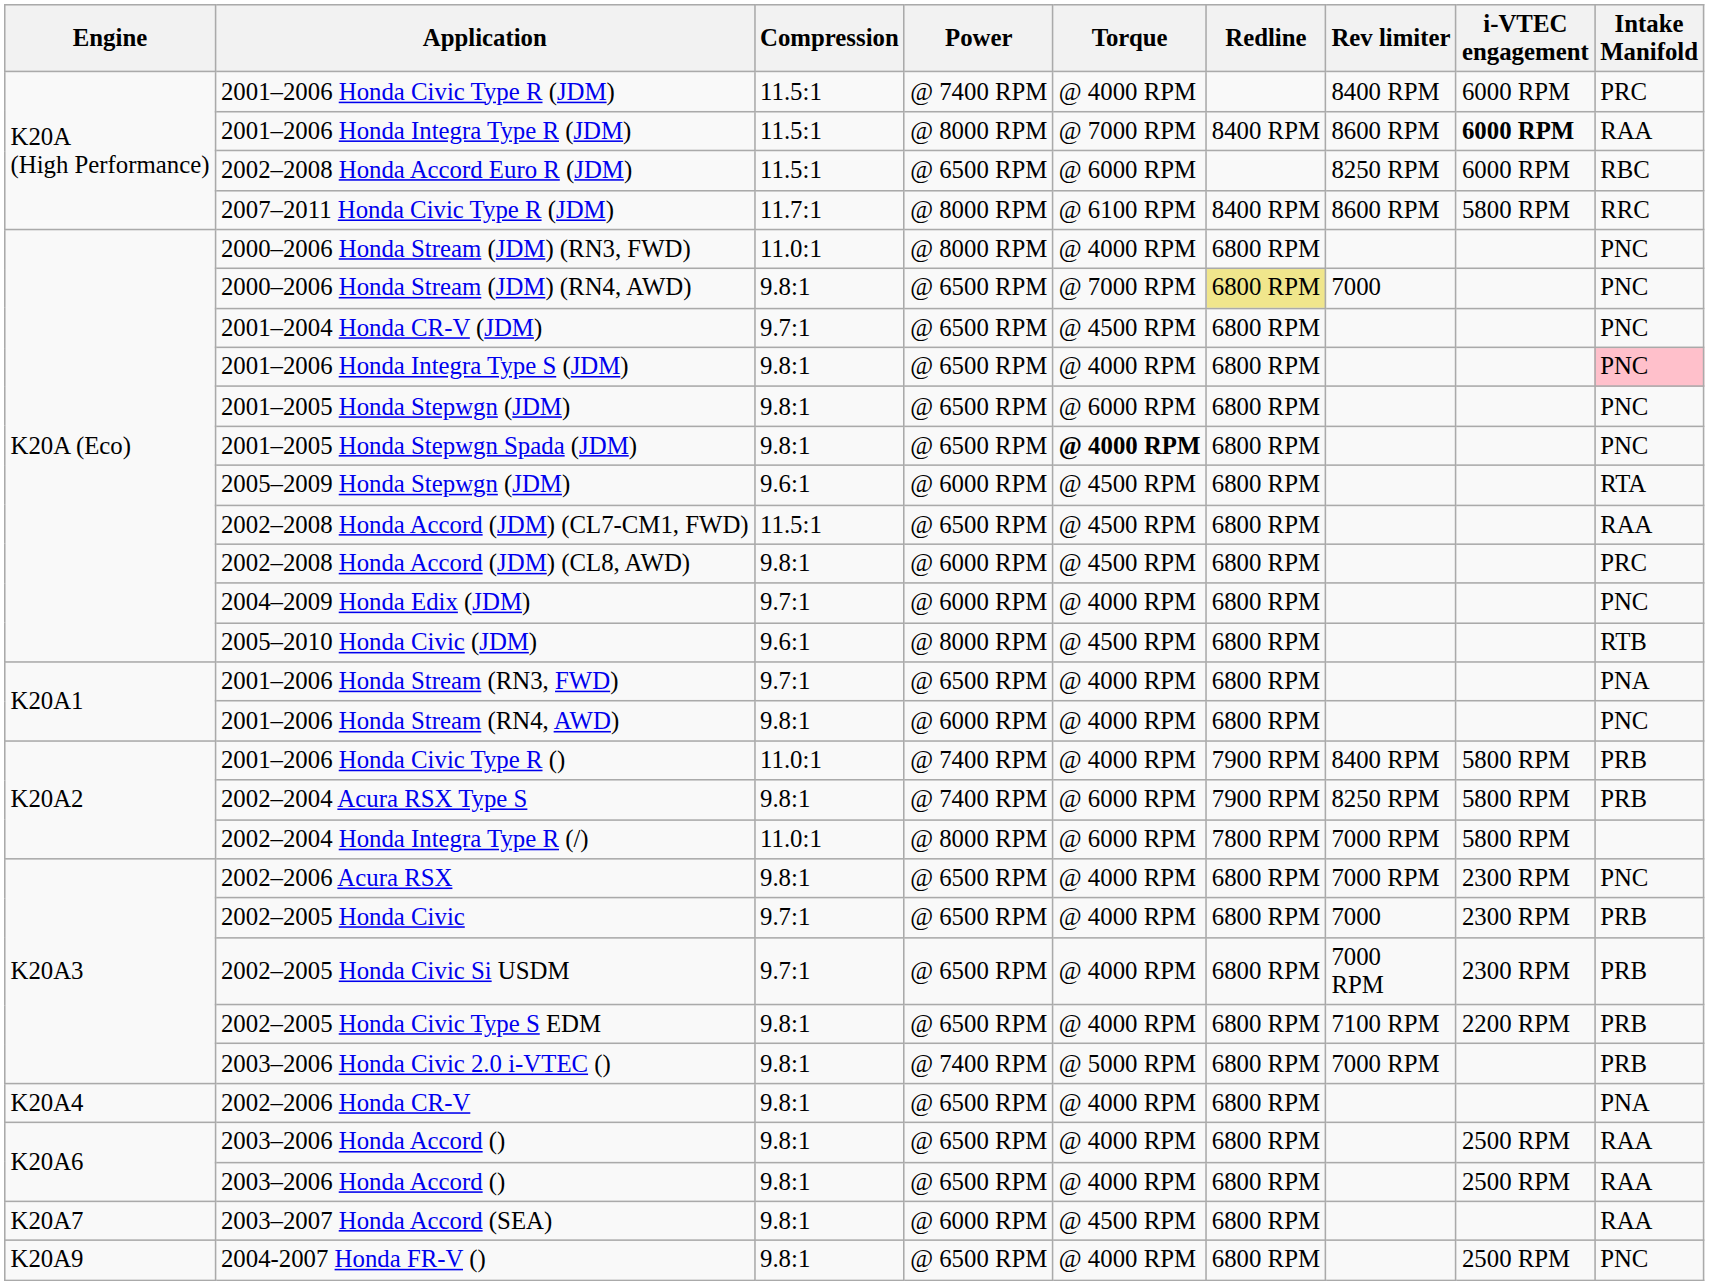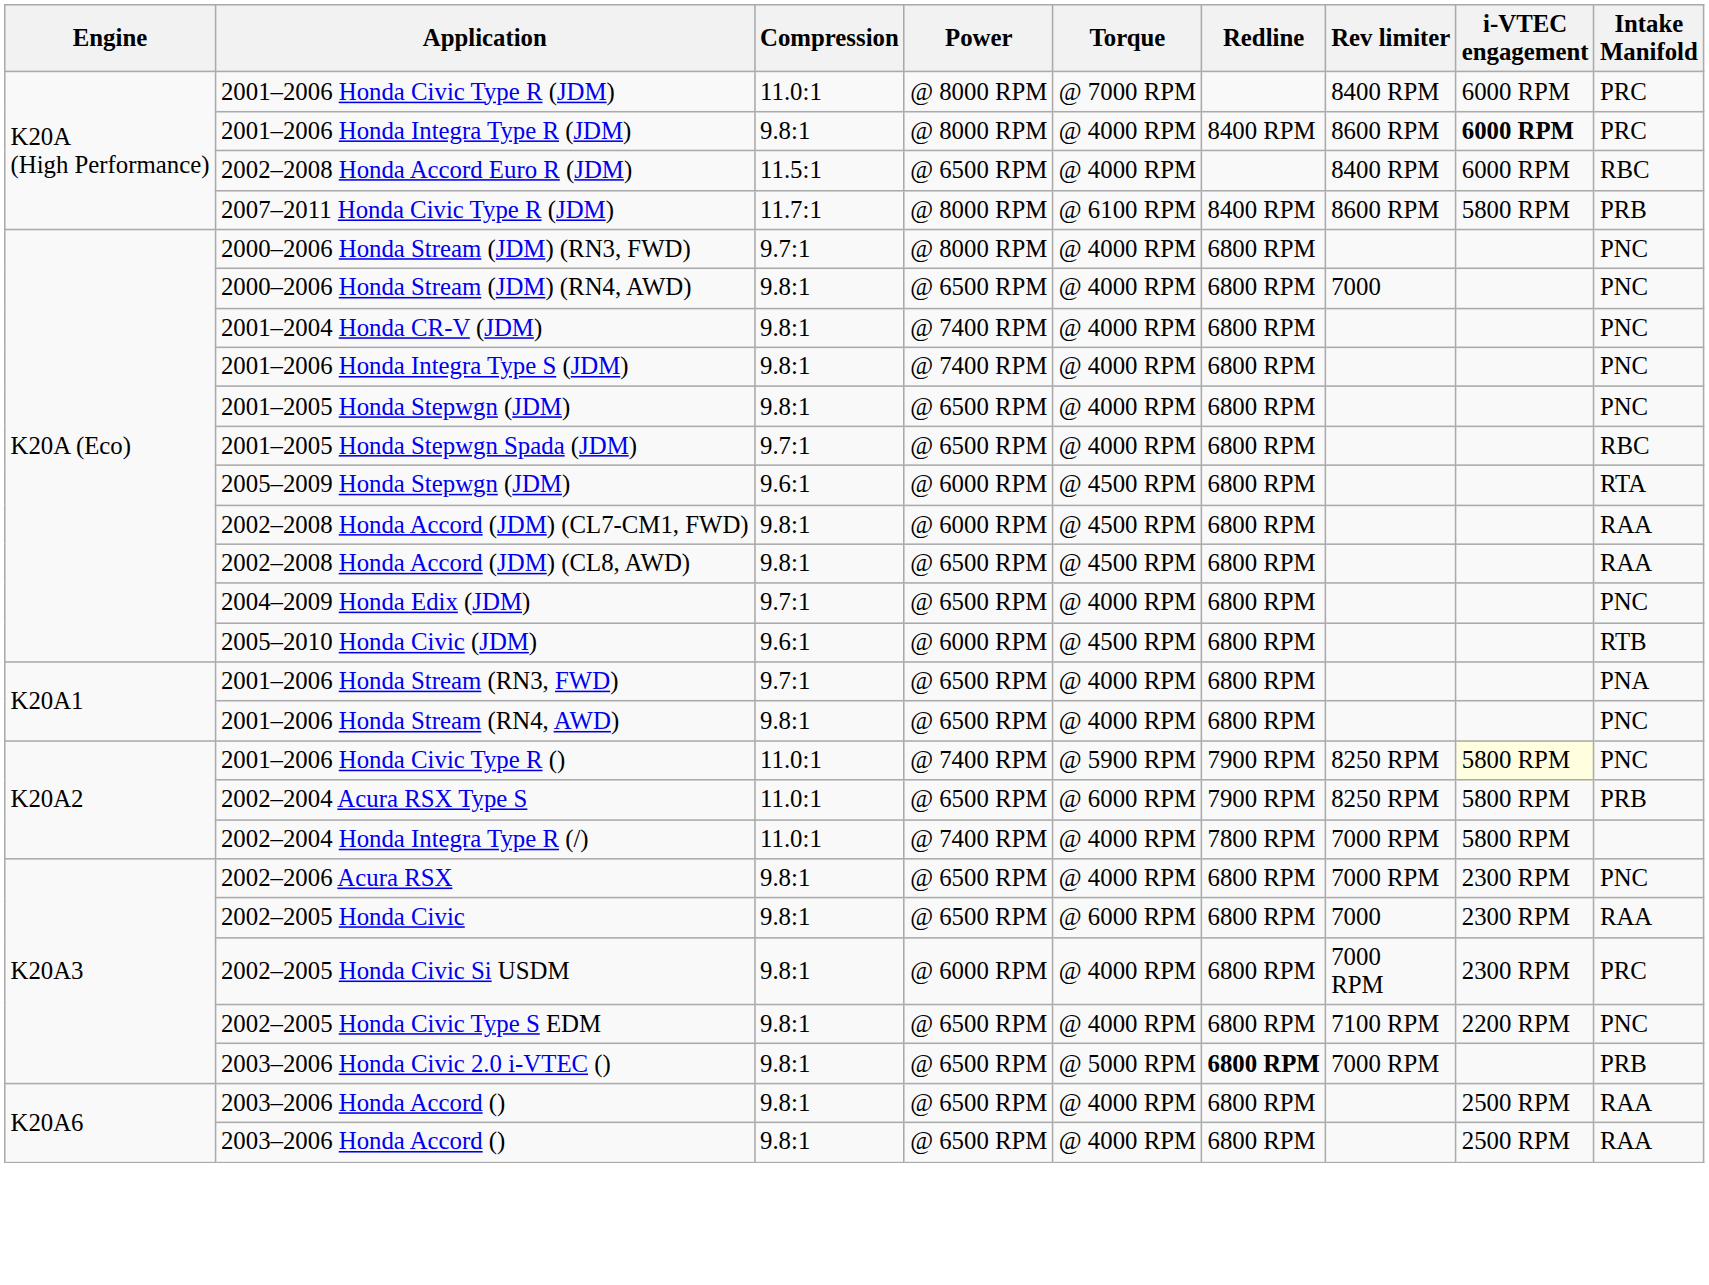(791, 91) 11.5:1 -> (791, 91) 11.0:1
(979, 91) @ 7400 RPM -> (979, 91) @ 8000 RPM
(1127, 91) @ 4000 RPM -> (1127, 91) @ 7000 RPM
(791, 130) 11.5:1 -> (785, 130) 9.8:1
(1127, 130) @ 7000 RPM -> (1127, 130) @ 4000 RPM
(1626, 130) RAA -> (1623, 130) PRC
(1127, 170) @ 6000 RPM -> (1127, 170) @ 4000 RPM
(1385, 170) 8250 RPM -> (1385, 170) 8400 RPM
(1625, 209) RRC -> (1623, 209) PRB
(791, 248) 11.0:1 -> (785, 248) 9.7:1
(1127, 288) @ 7000 RPM -> (1127, 288) @ 4000 RPM
(1266, 288) khaki background -> (1262, 288) no background
(785, 327) 9.7:1 -> (785, 327) 9.8:1
(979, 327) @ 6500 RPM -> (979, 327) @ 7400 RPM
(1127, 327) @ 4500 RPM -> (1127, 327) @ 4000 RPM
(979, 366) @ 6500 RPM -> (979, 366) @ 7400 RPM
(1624, 366) pink background -> (1624, 366) no background
(1127, 406) @ 6000 RPM -> (1127, 406) @ 4000 RPM
(785, 445) 9.8:1 -> (785, 445) 9.7:1
(1130, 445) bold -> (1127, 445) normal
(1624, 445) PNC -> (1625, 445) RBC
(791, 524) 11.5:1 -> (785, 524) 9.8:1
(979, 524) @ 6500 RPM -> (979, 524) @ 6000 RPM
(979, 563) @ 6000 RPM -> (979, 563) @ 6500 RPM
(1624, 563) PRC -> (1626, 563) RAA
(979, 602) @ 6000 RPM -> (979, 602) @ 6500 RPM
(979, 642) @ 8000 RPM -> (979, 642) @ 6000 RPM
(979, 720) @ 6000 RPM -> (979, 720) @ 6500 RPM
(1127, 760) @ 4000 RPM -> (1127, 760) @ 5900 RPM
(1385, 760) 8400 RPM -> (1385, 760) 8250 RPM
(1516, 760) no background -> (1516, 760) lightyellow background
(1624, 760) PRB -> (1624, 760) PNC
(785, 799) 9.8:1 -> (791, 799) 11.0:1
(979, 799) @ 7400 RPM -> (979, 799) @ 6500 RPM
(979, 838) @ 8000 RPM -> (979, 838) @ 7400 RPM
(1127, 838) @ 6000 RPM -> (1127, 838) @ 4000 RPM
(785, 917) 9.7:1 -> (785, 917) 9.8:1
(1127, 917) @ 4000 RPM -> (1127, 917) @ 6000 RPM
(1624, 917) PRB -> (1626, 917) RAA
(785, 970) 9.7:1 -> (785, 970) 9.8:1
(979, 970) @ 6500 RPM -> (979, 970) @ 6000 RPM
(1624, 970) PRB -> (1623, 970) PRC
(1624, 1023) PRB -> (1624, 1023) PNC
(979, 1063) @ 7400 RPM -> (979, 1063) @ 6500 RPM
(1266, 1063) normal -> (1264, 1063) bold
- row: (47, 1102)
- row: (47, 1220)
- row: (47, 1259)
